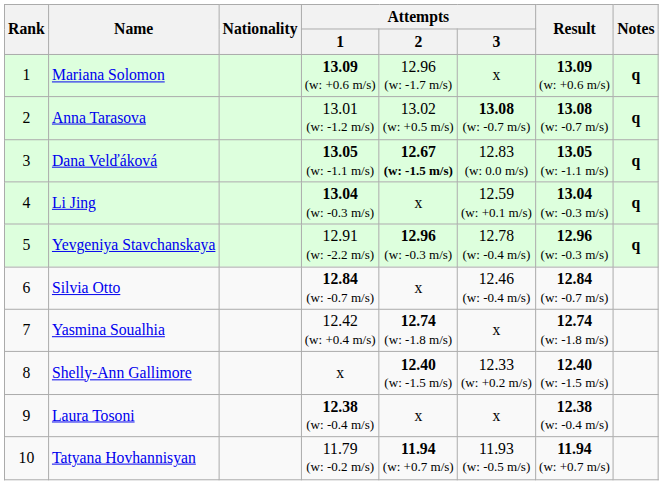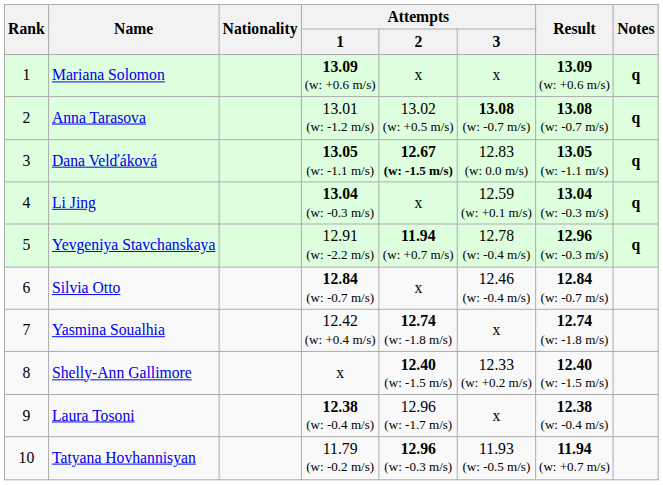(418, 75) 12.96 (w: -1.7 m/s) -> (418, 75) x
(418, 245) 12.96 (w: -0.3 m/s) -> (418, 245) 11.94 (w: +0.7 m/s)
(418, 415) x -> (418, 415) 12.96 (w: -1.7 m/s)
(418, 458) 11.94 (w: +0.7 m/s) -> (418, 458) 12.96 (w: -0.3 m/s)
